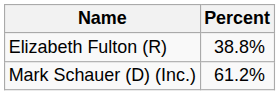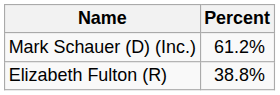rows swapped: (102, 75) <-> (88, 47)
